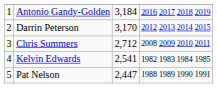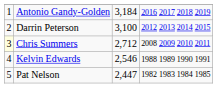(126, 28) 3,170 -> (126, 28) 3,100
(126, 59) 2,541 -> (126, 59) 2,546
(176, 59) 1982 1983 1984 1985 -> (176, 59) 1988 1989 1990 1991
(176, 75) 1988 1989 1990 1991 -> (176, 75) 1982 1983 1984 1985
